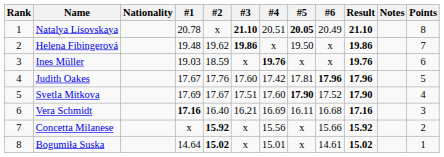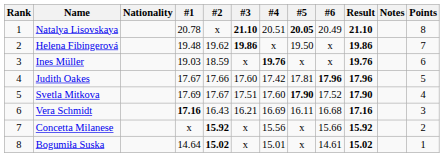(217, 78) 17.76 -> (217, 78) 17.66
(217, 111) 16.40 -> (217, 111) 16.43
